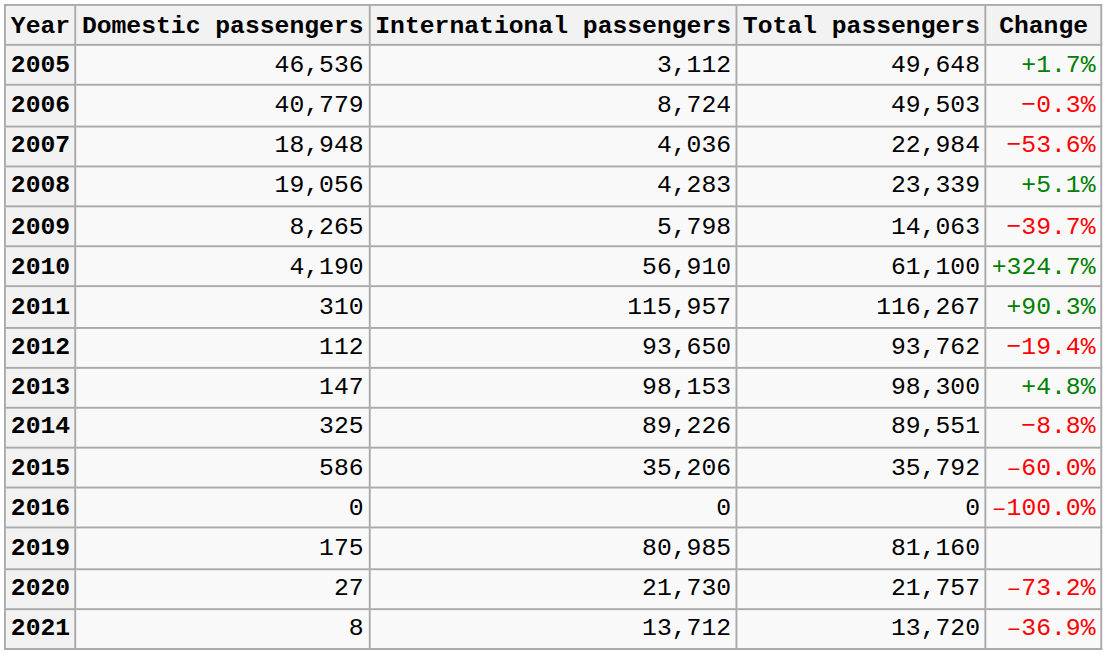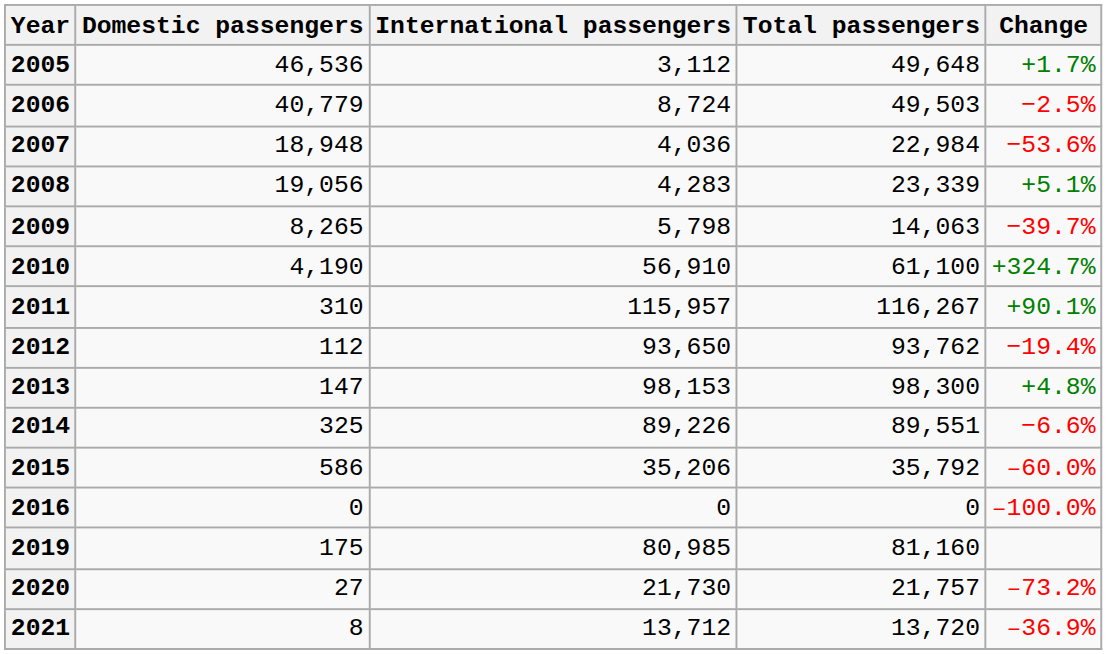(1058, 106) −0.3% -> (1058, 106) −2.5%
(1051, 307) +90.3% -> (1051, 307) +90.1%
(1058, 428) −8.8% -> (1058, 428) −6.6%
